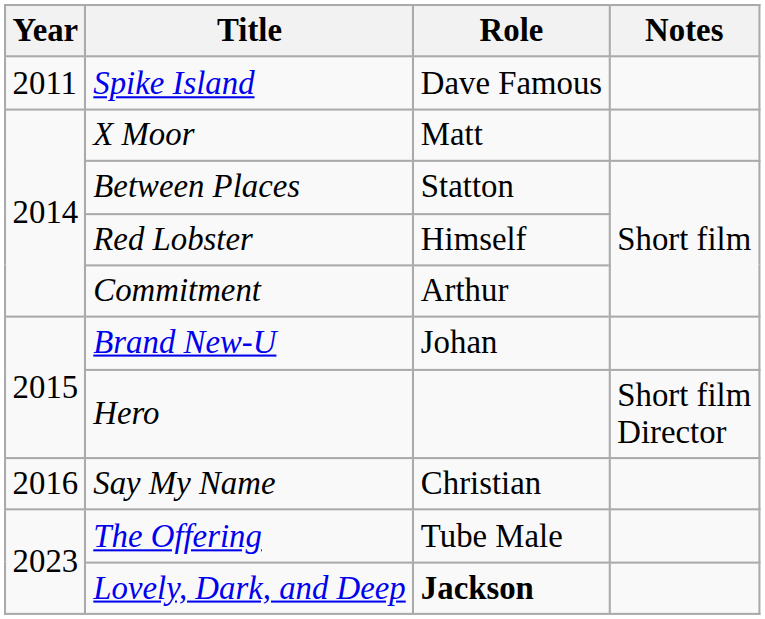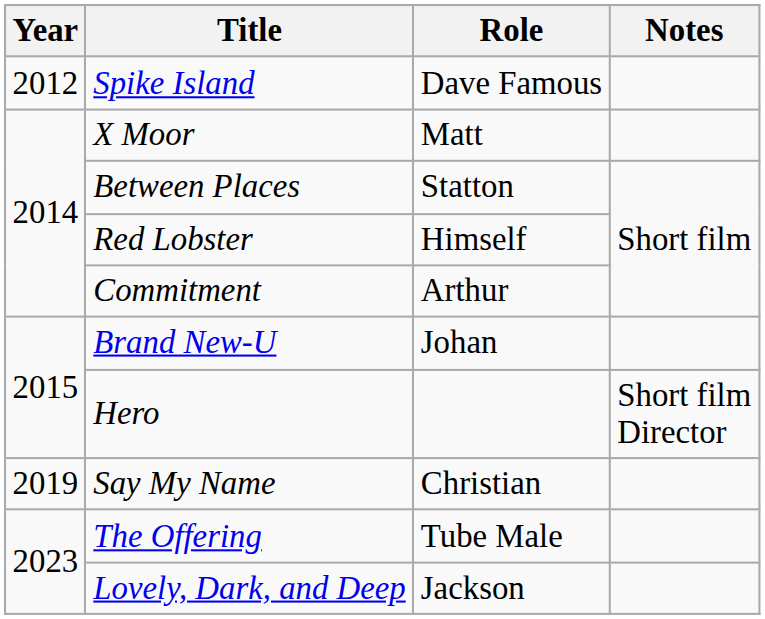(45, 82) 2011 -> (45, 82) 2012
(45, 483) 2016 -> (45, 483) 2019
(477, 587) bold -> (473, 587) normal
